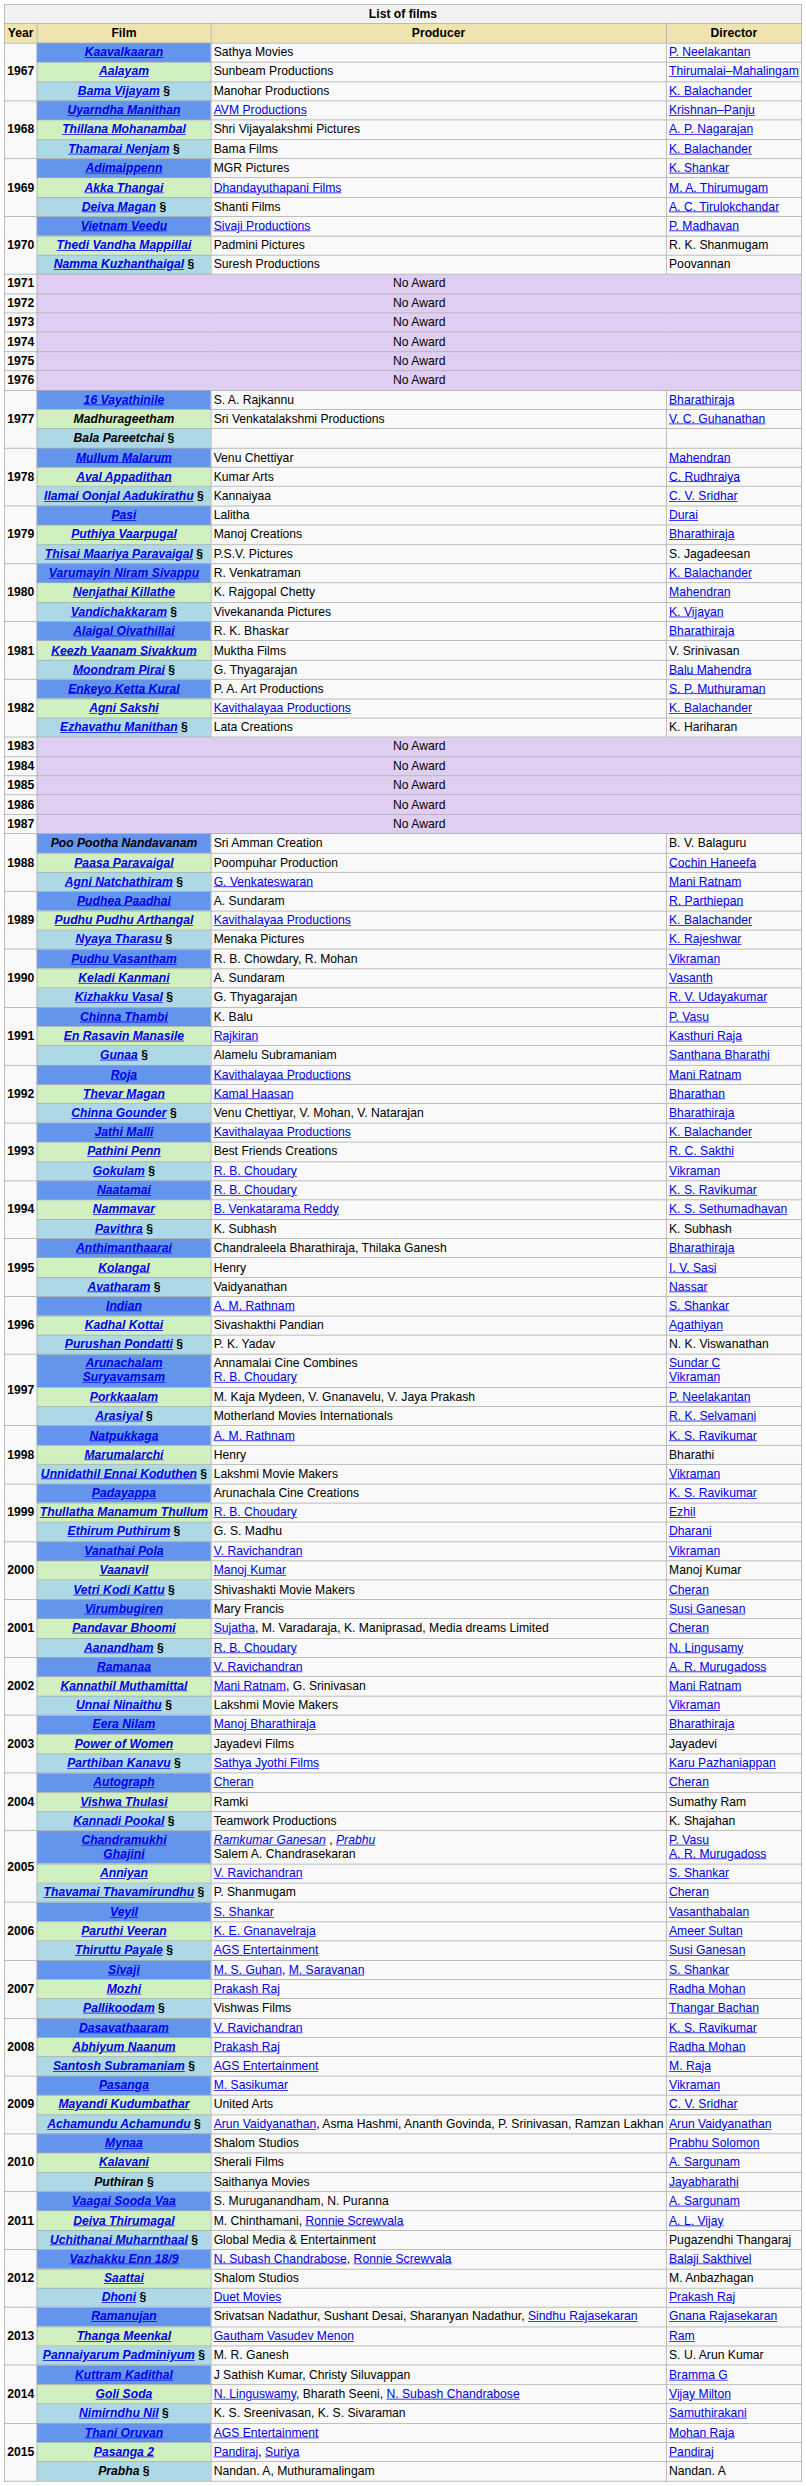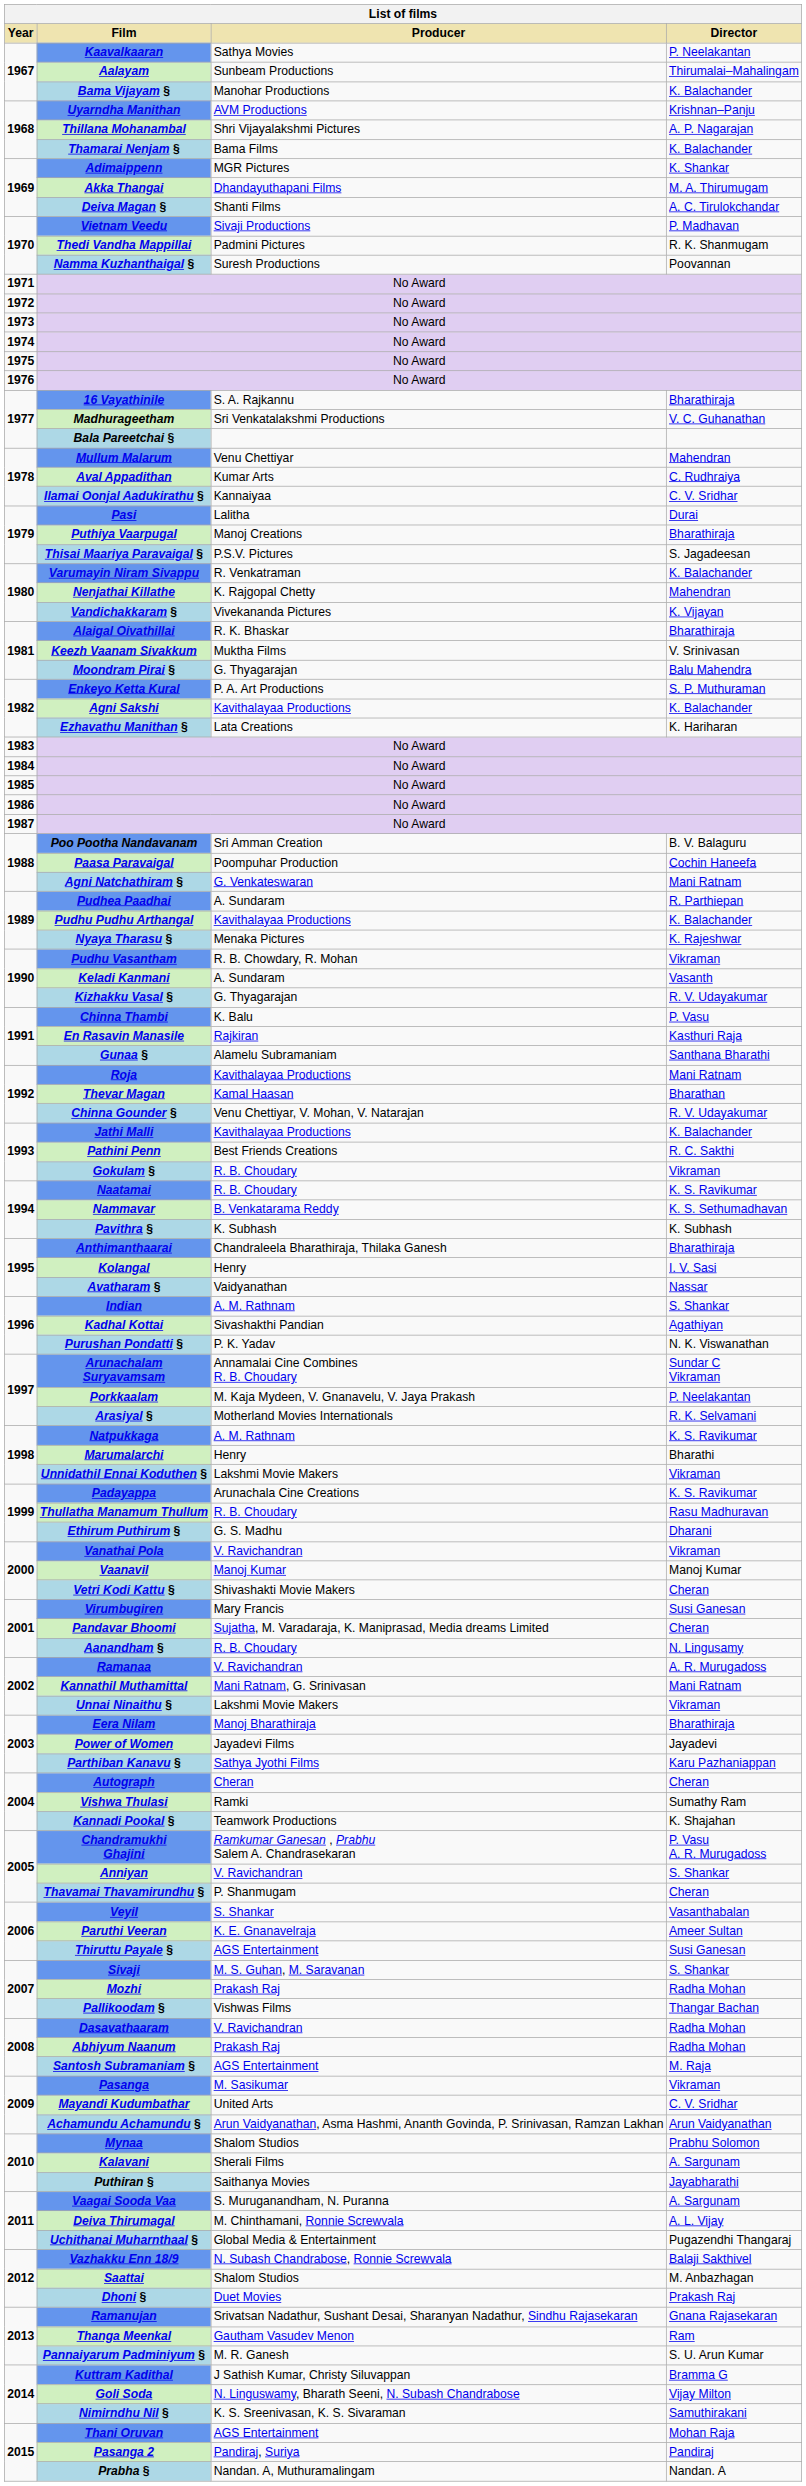(702, 1113) Bharathiraja -> (718, 1113) R. V. Udayakumar
(682, 1512) Ezhil -> (719, 1512) Rasu Madhuravan
(713, 2027) K. S. Ravikumar -> (707, 2027) Radha Mohan
